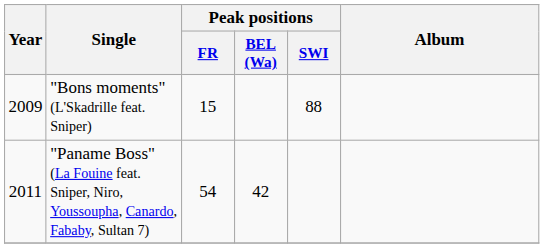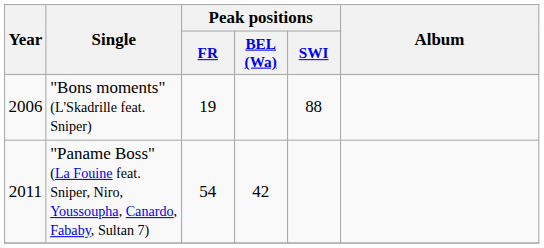(25, 107) 2009 -> (25, 107) 2006
(208, 107) 15 -> (208, 107) 19
